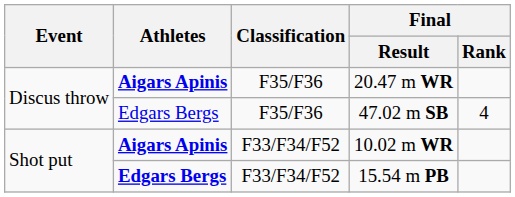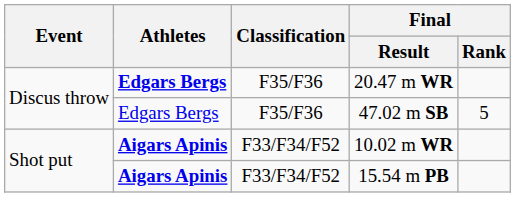(173, 82) Aigars Apinis -> (172, 82) Edgars Bergs
(484, 113) 4 -> (484, 113) 5
(172, 176) Edgars Bergs -> (173, 176) Aigars Apinis
